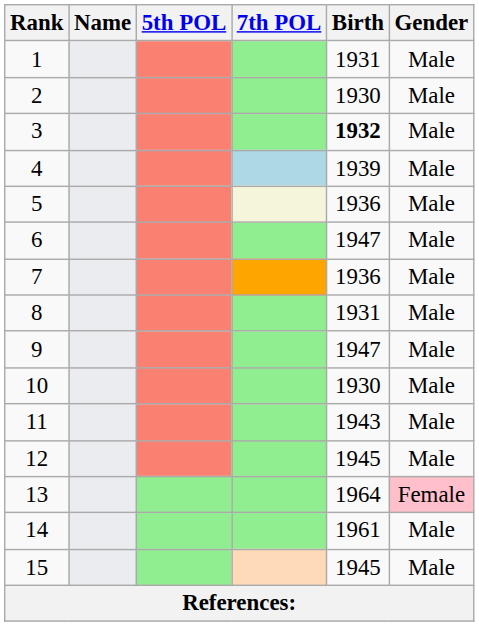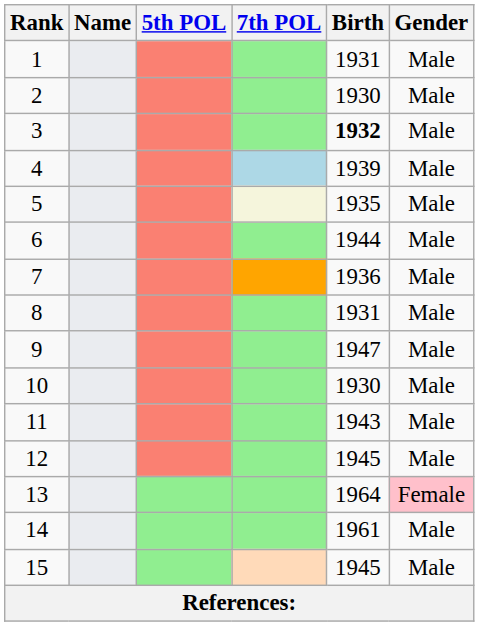(358, 204) 1936 -> (358, 204) 1935
(358, 240) 1947 -> (358, 240) 1944
